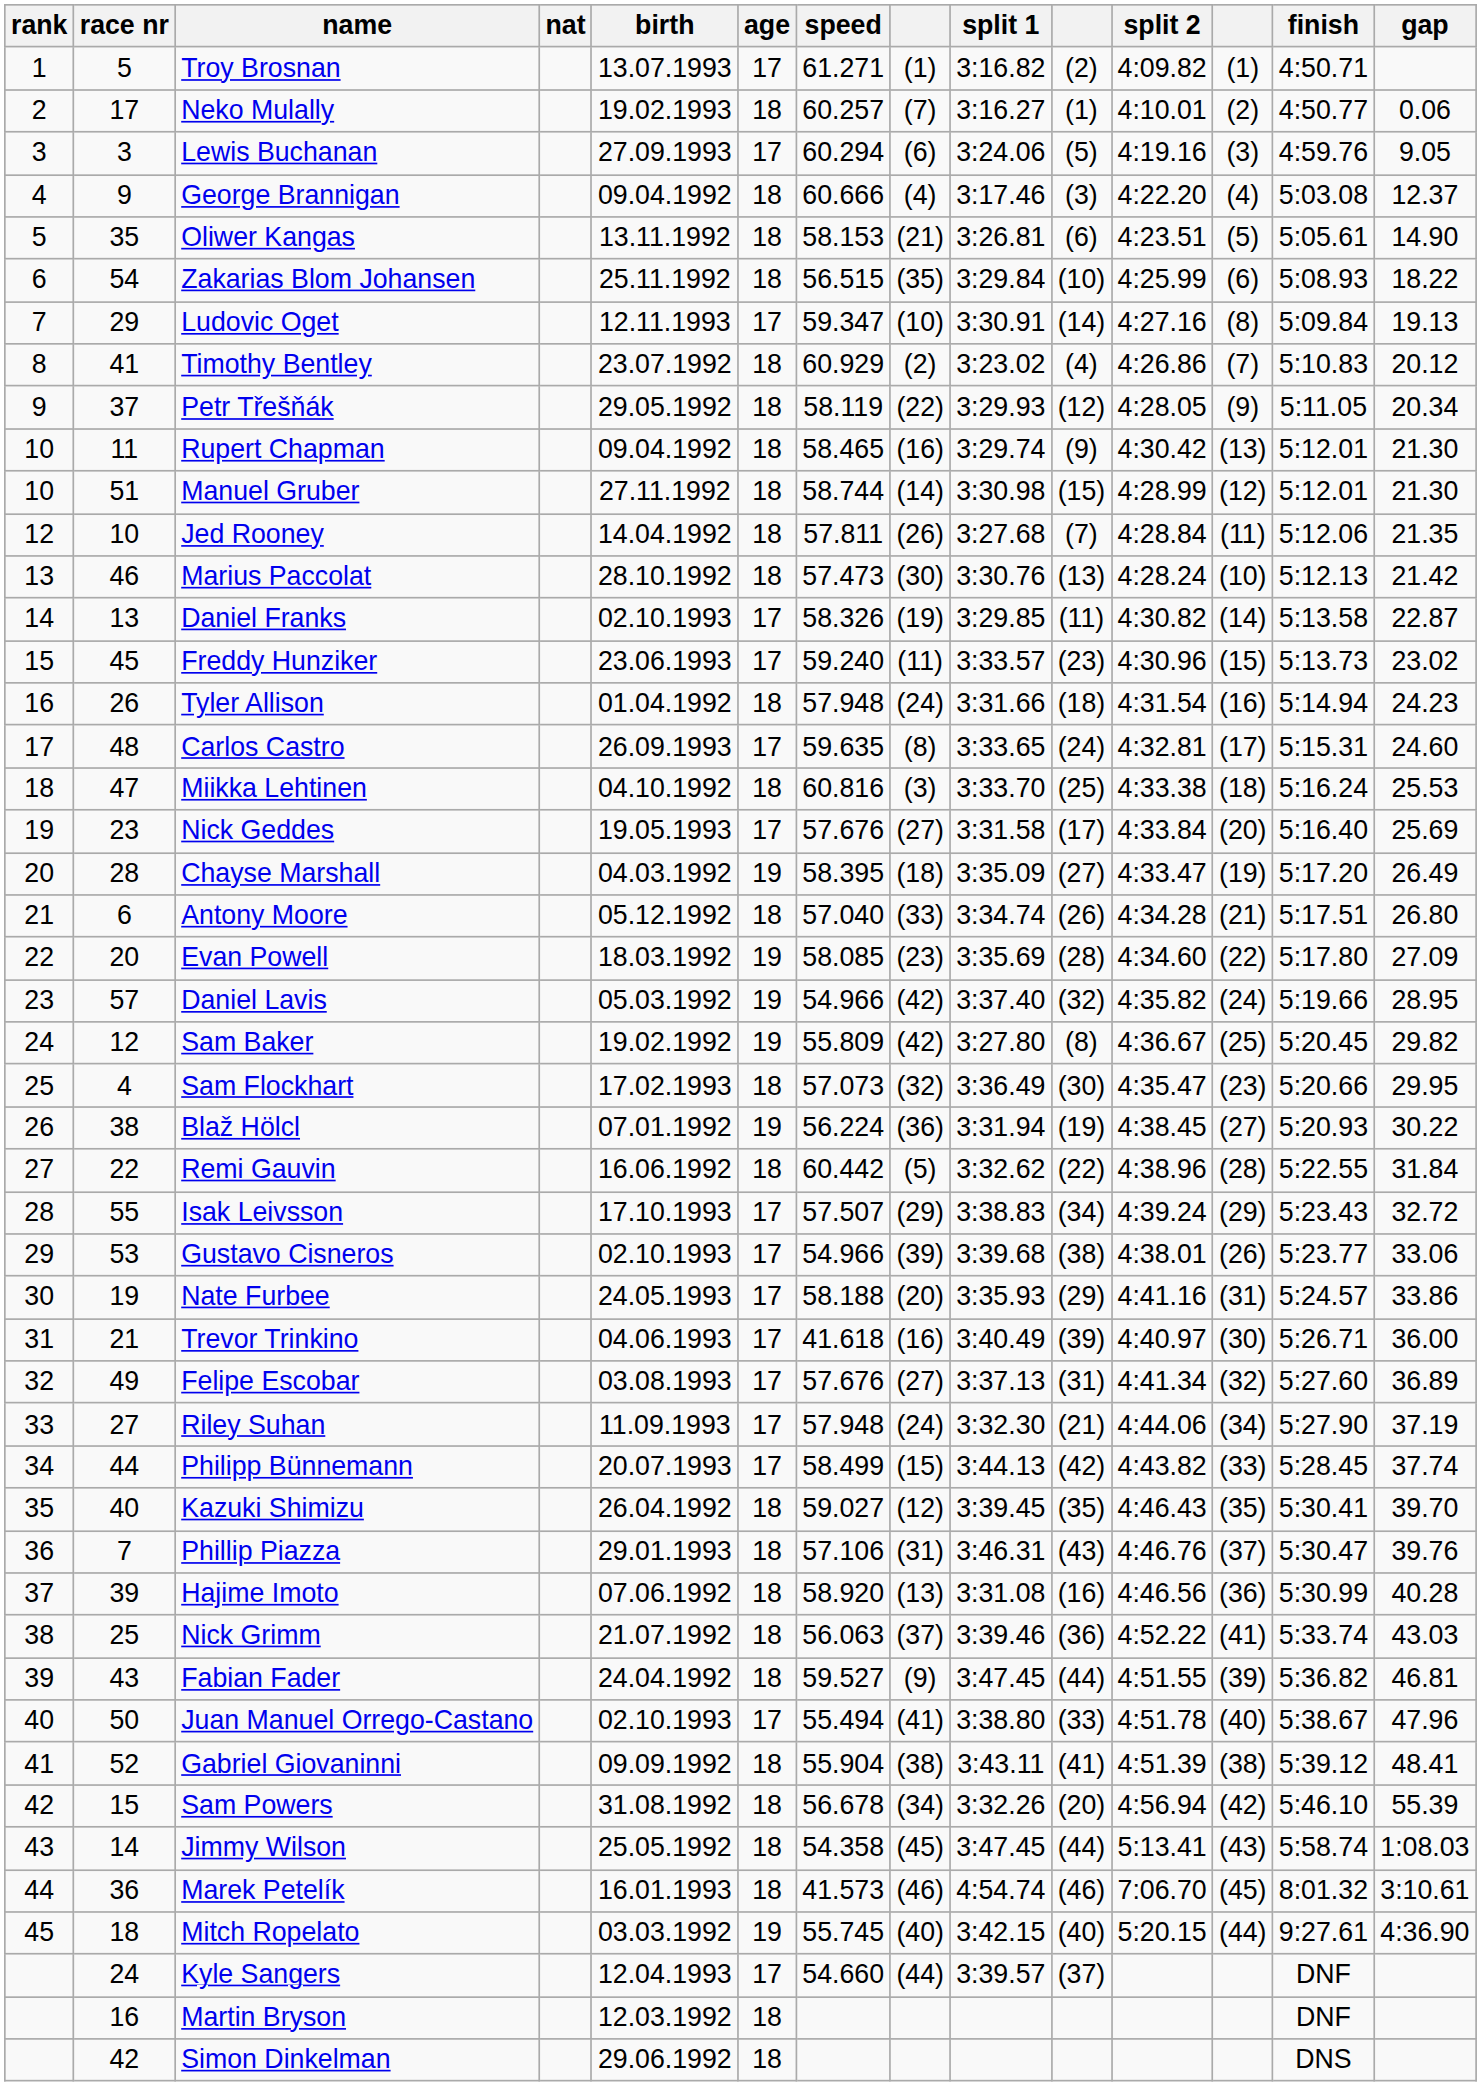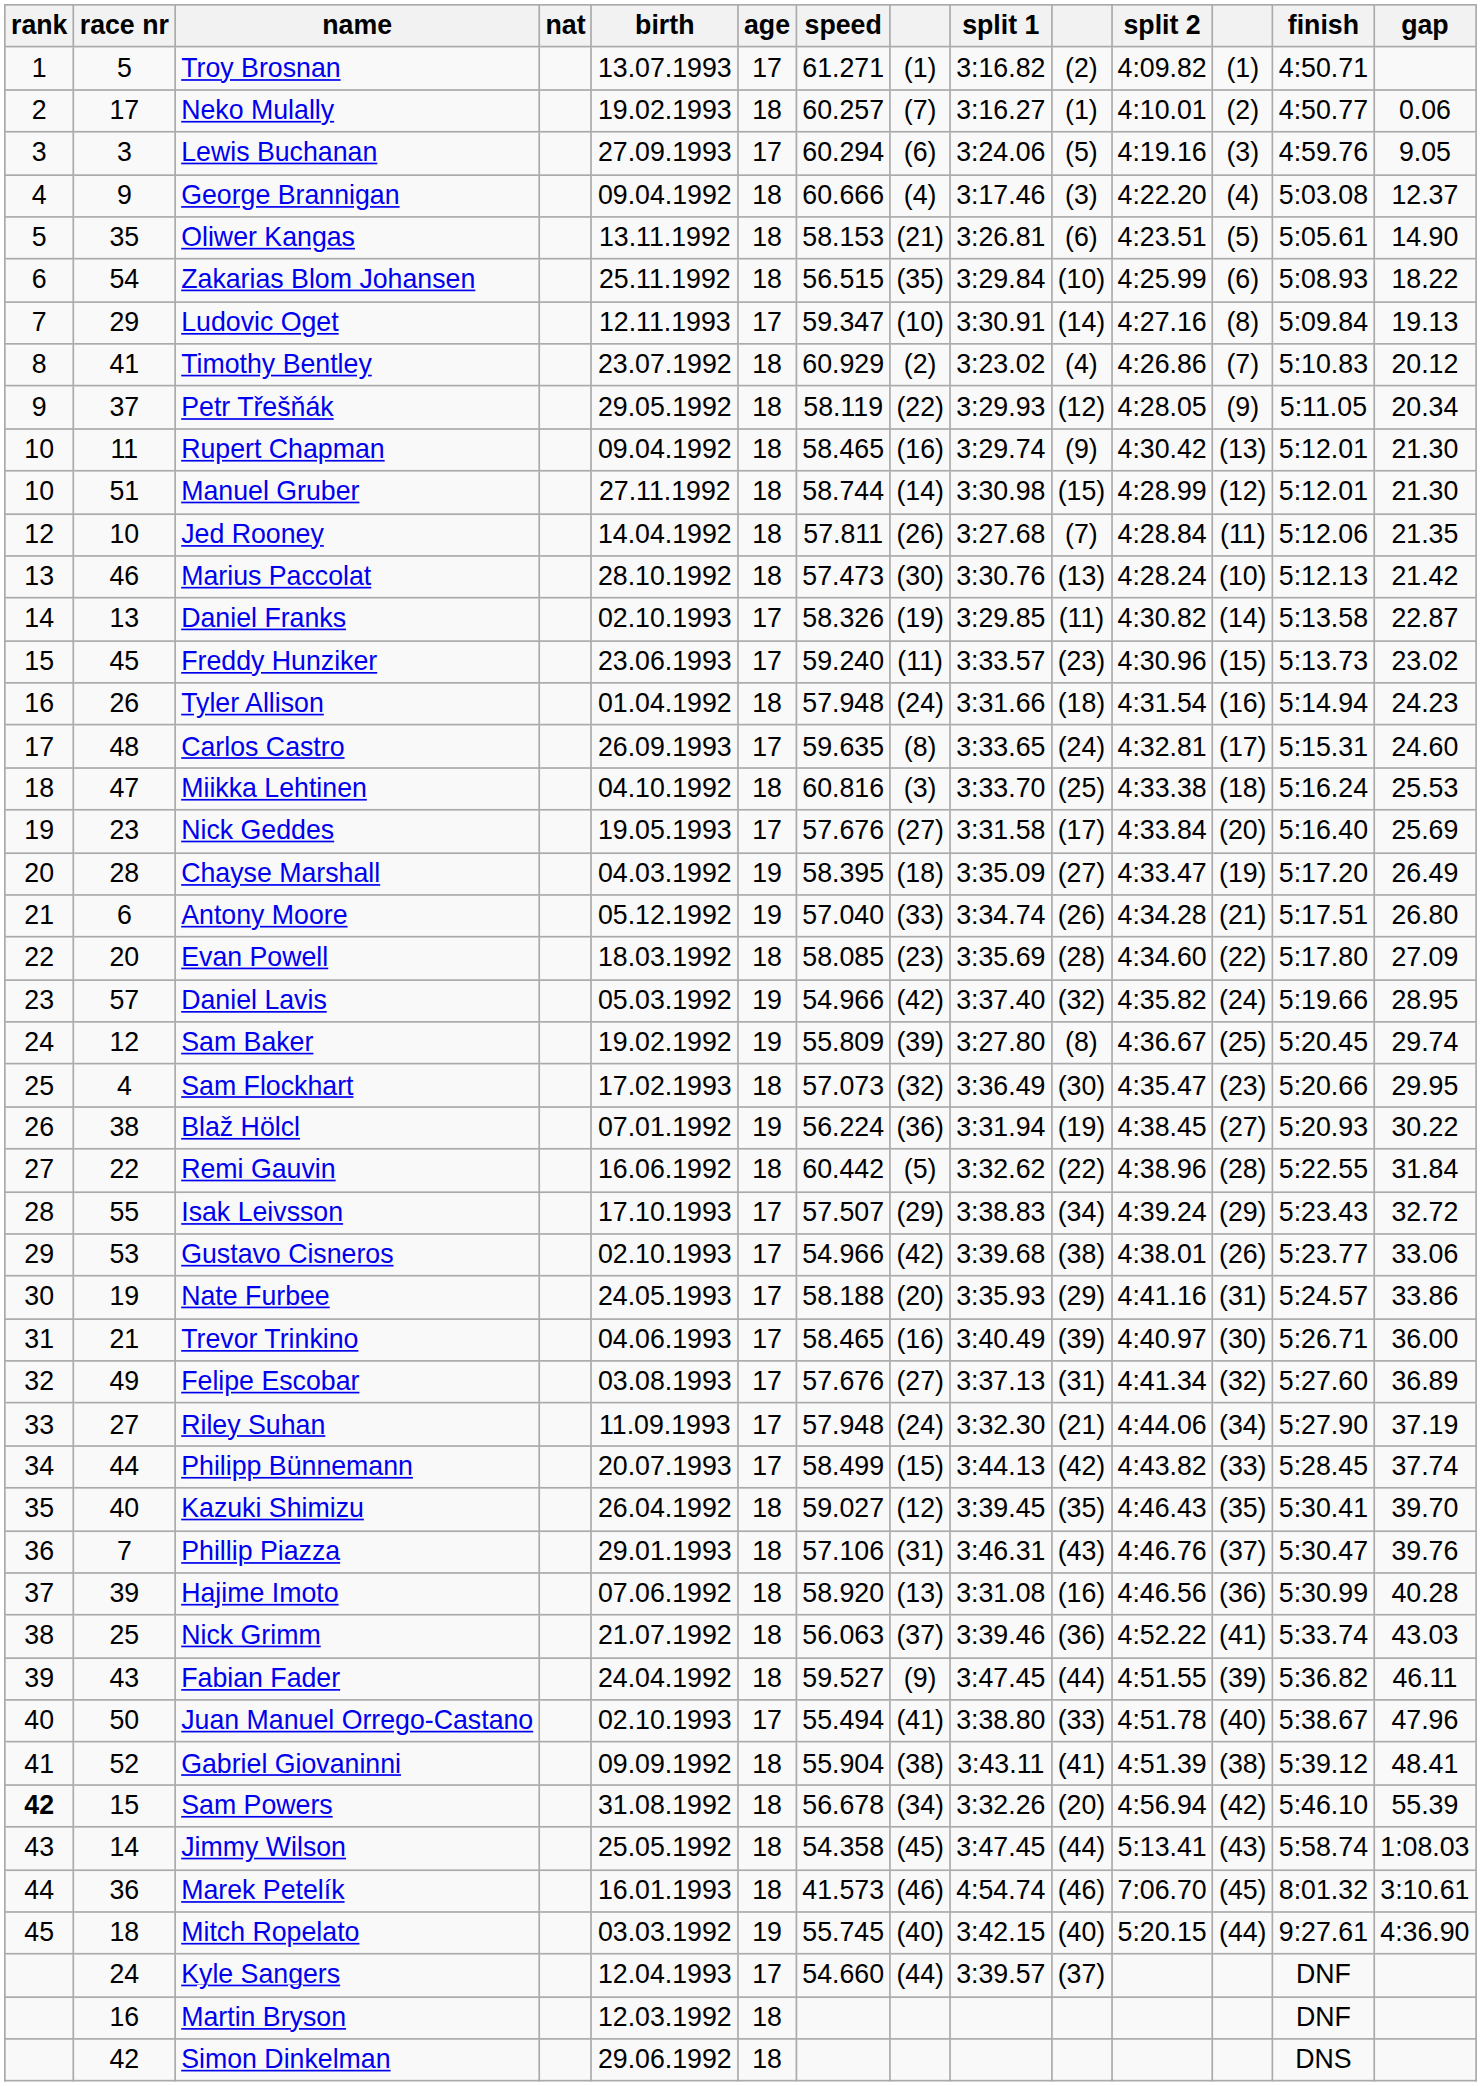(767, 915) 18 -> (767, 915) 19
(767, 957) 19 -> (767, 957) 18
(920, 1042) (42) -> (920, 1042) (39)
(1425, 1042) 29.82 -> (1425, 1042) 29.74
(920, 1254) (39) -> (920, 1254) (42)
(843, 1339) 41.618 -> (843, 1339) 58.465
(1425, 1678) 46.81 -> (1425, 1678) 46.11
(39, 1805) normal -> (39, 1805) bold
